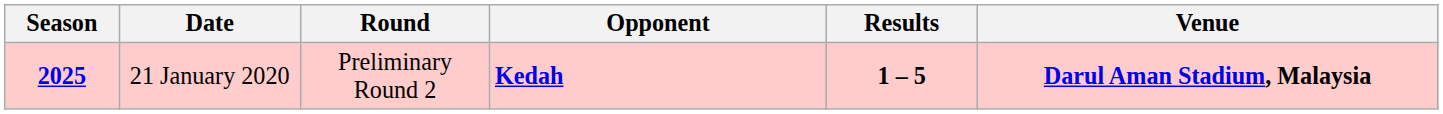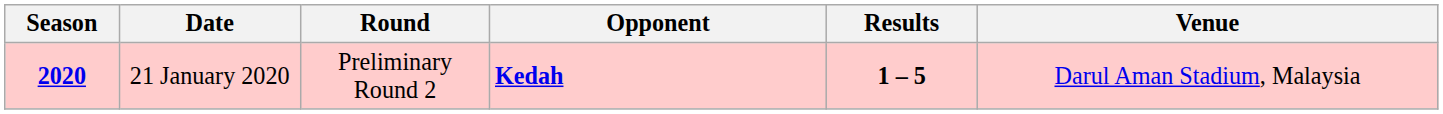(62, 75) 2025 -> (62, 75) 2020
(1207, 75) bold -> (1207, 75) normal
